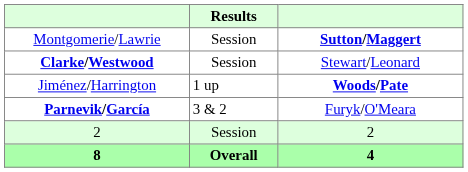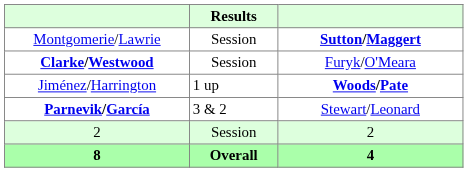(370, 62) Stewart/Leonard -> (370, 62) Furyk/O'Meara
(370, 109) Furyk/O'Meara -> (370, 109) Stewart/Leonard
